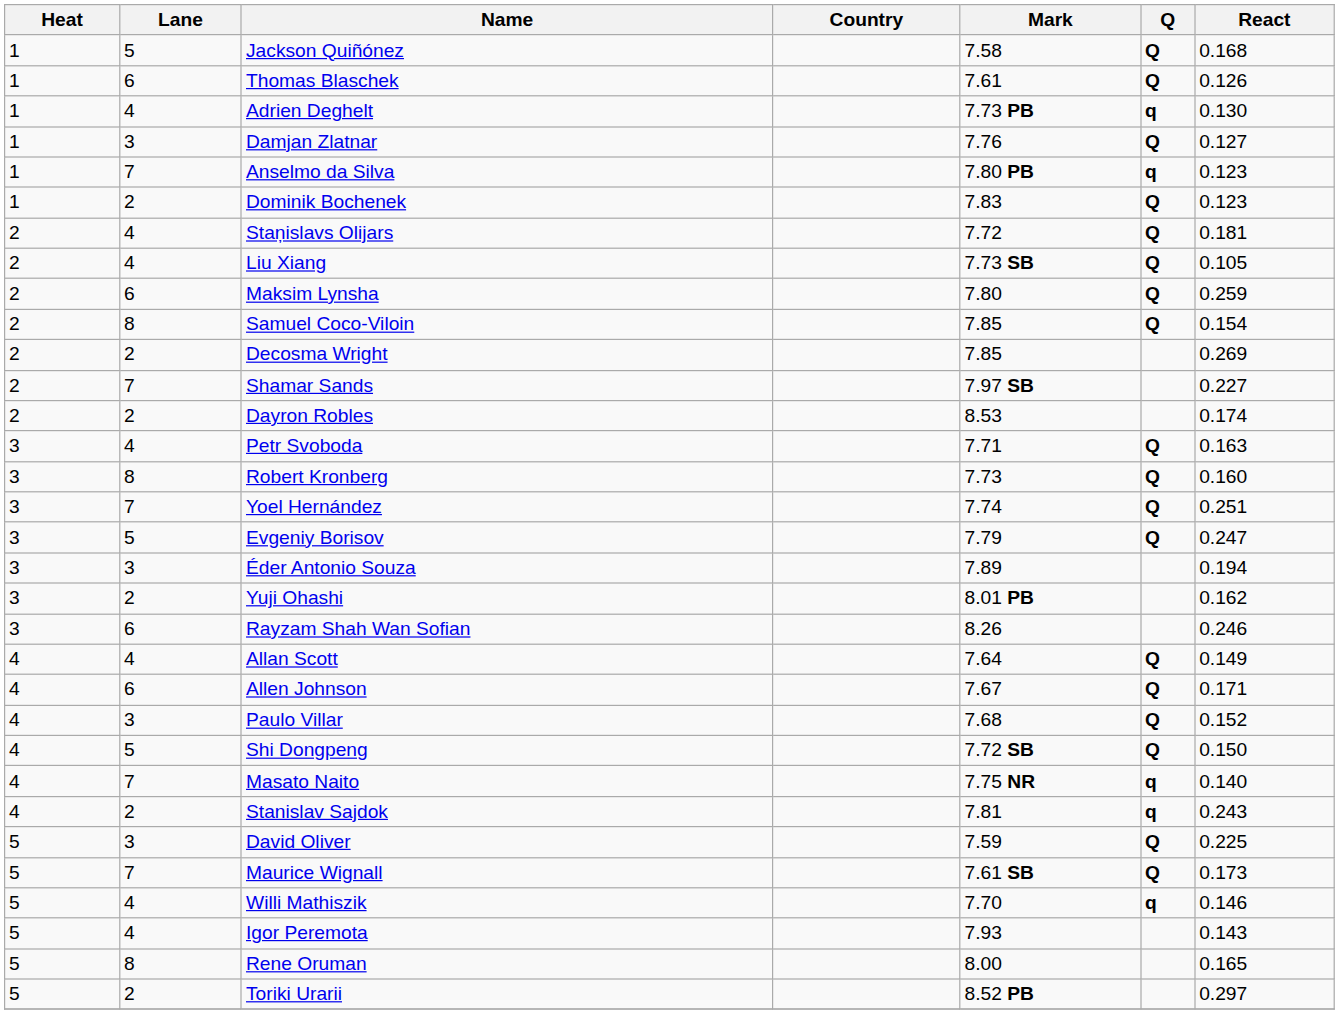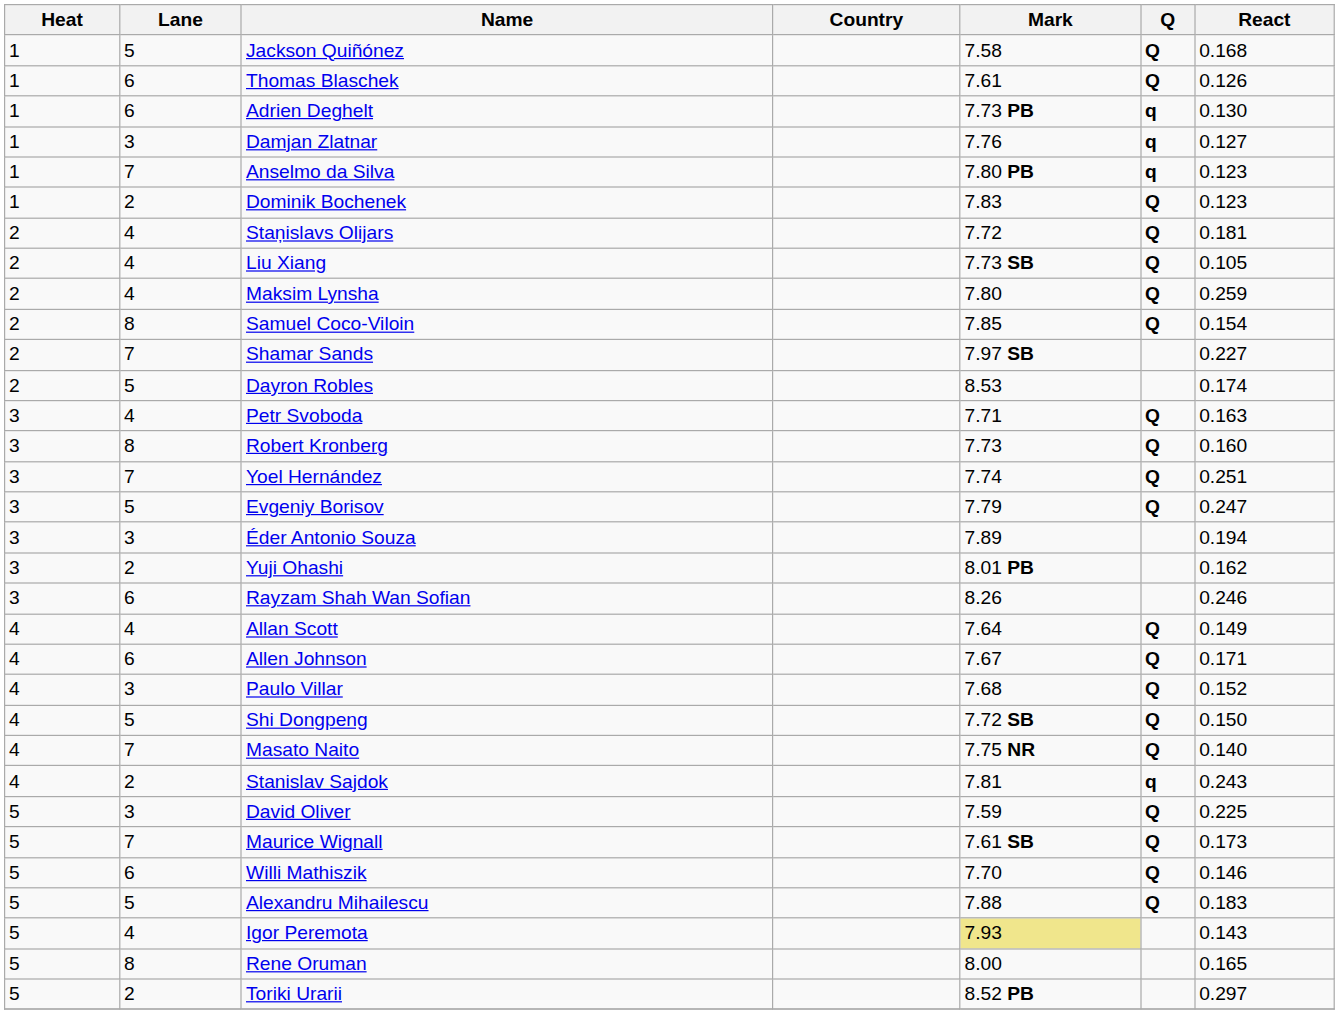(129, 111) 4 -> (129, 111) 6
(1153, 141) Q -> (1151, 141) q
(129, 293) 6 -> (129, 293) 4
- row: (317, 354)
(129, 415) 2 -> (129, 385) 5
(1151, 780) q -> (1153, 750) Q
(129, 902) 4 -> (129, 872) 6
(1151, 902) q -> (1153, 872) Q
+ row: (337, 902)
(983, 933) no background -> (983, 933) khaki background
